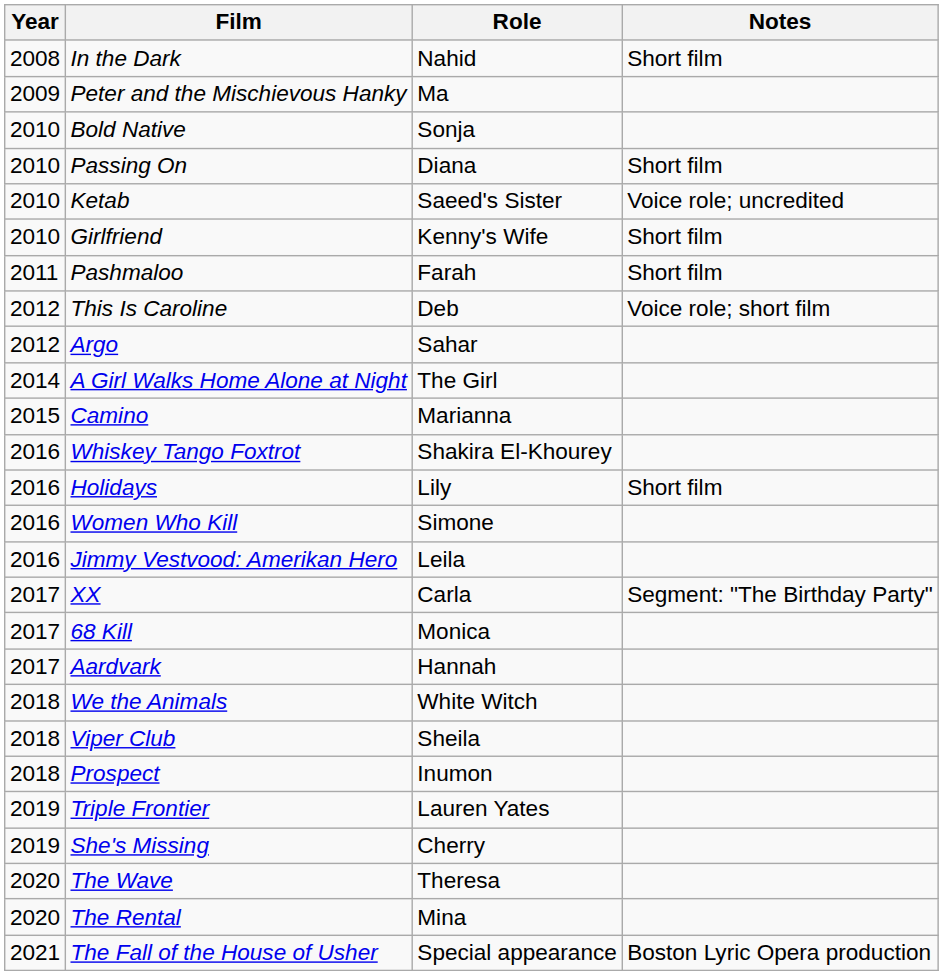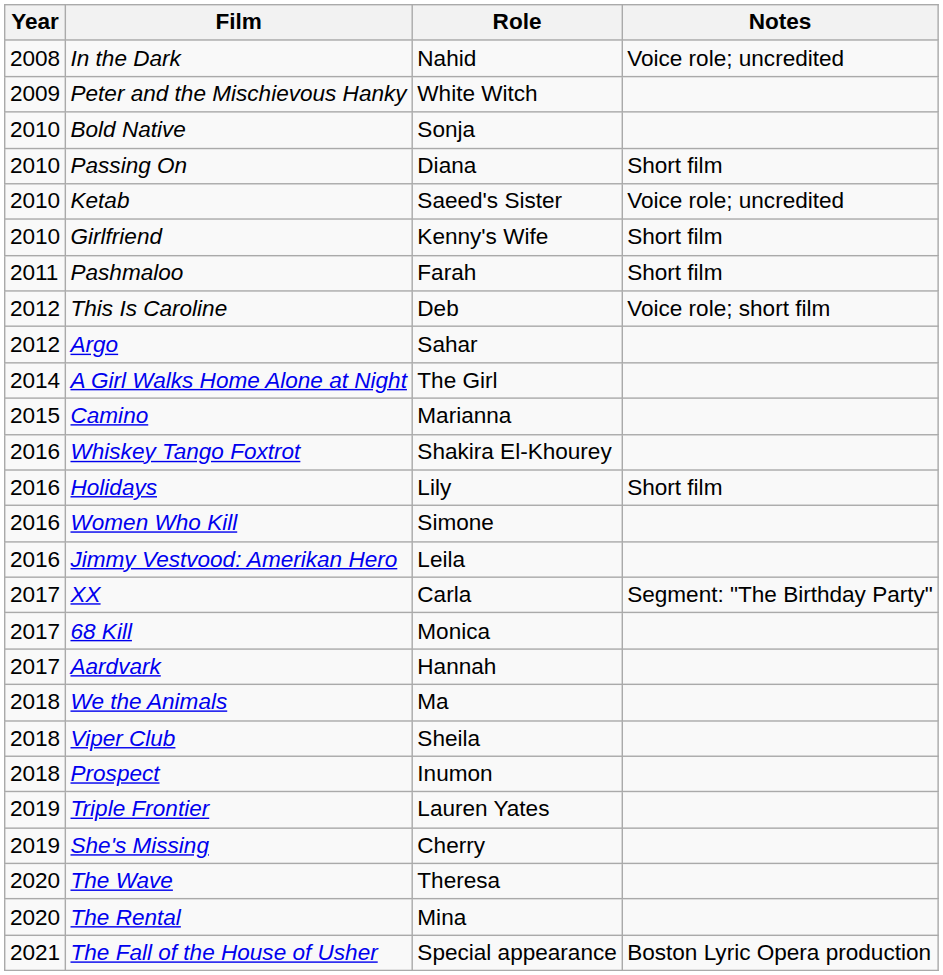(675, 58) Short film -> (736, 58) Voice role; uncredited
(433, 93) Ma -> (477, 93) White Witch
(477, 702) White Witch -> (433, 702) Ma
